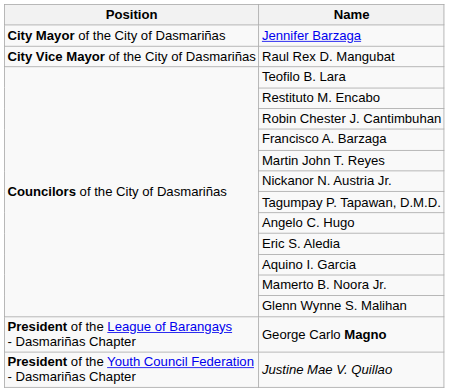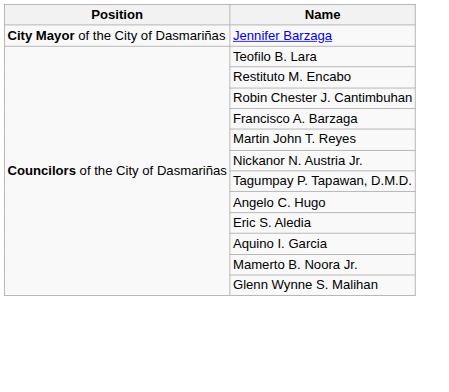- row: (328, 56)
- row: (324, 334)
- row: (327, 369)
